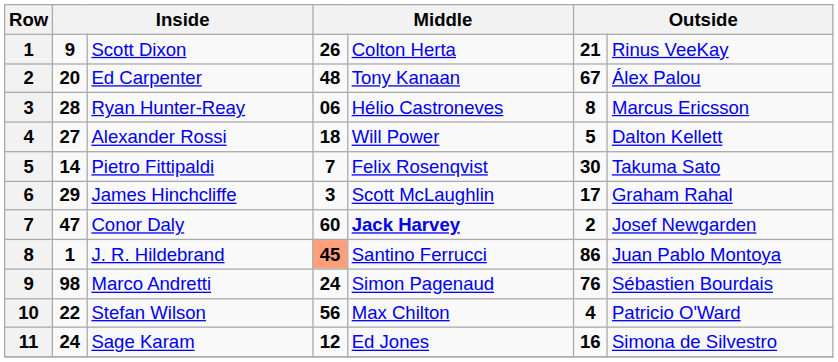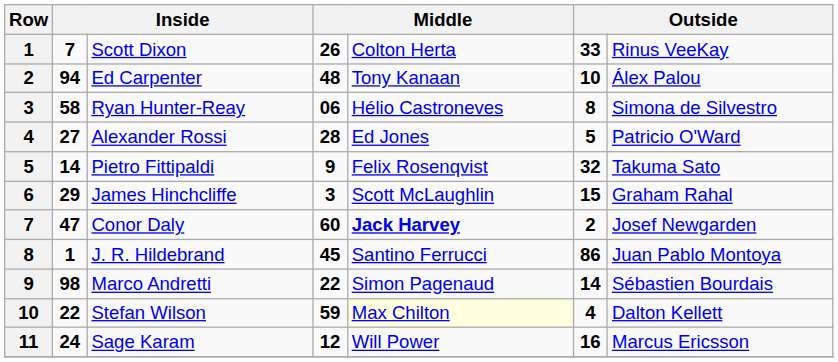(70, 49) 9 -> (70, 49) 7
(590, 49) 21 -> (590, 49) 33
(70, 78) 20 -> (70, 78) 94
(590, 78) 67 -> (590, 78) 10
(70, 108) 28 -> (70, 108) 58
(681, 108) Marcus Ericsson -> (694, 108) Simona de Silvestro
(330, 137) 18 -> (330, 137) 28
(396, 137) Will Power -> (390, 137) Ed Jones
(667, 137) Dalton Kellett -> (676, 137) Patricio O'Ward
(330, 166) 7 -> (330, 166) 9
(590, 166) 30 -> (590, 166) 32
(590, 196) 17 -> (590, 196) 15
(330, 254) lightsalmon background -> (330, 254) no background
(330, 284) 24 -> (330, 284) 22
(590, 284) 76 -> (590, 284) 14
(330, 313) 56 -> (330, 313) 59
(401, 313) no background -> (401, 313) lightyellow background
(676, 313) Patricio O'Ward -> (667, 313) Dalton Kellett
(390, 343) Ed Jones -> (396, 343) Will Power
(694, 343) Simona de Silvestro -> (681, 343) Marcus Ericsson
